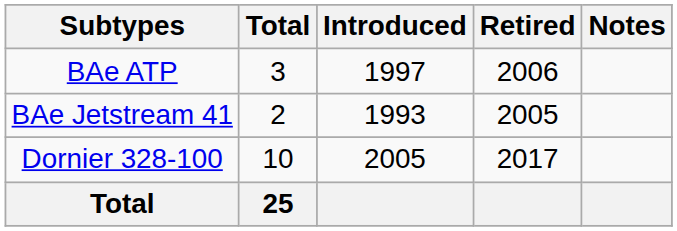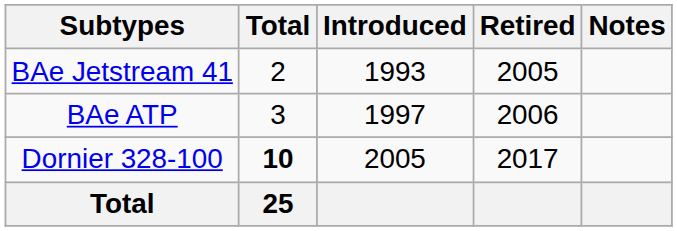rows swapped: (122, 70) <-> (122, 114)
(278, 159) normal -> (278, 159) bold
